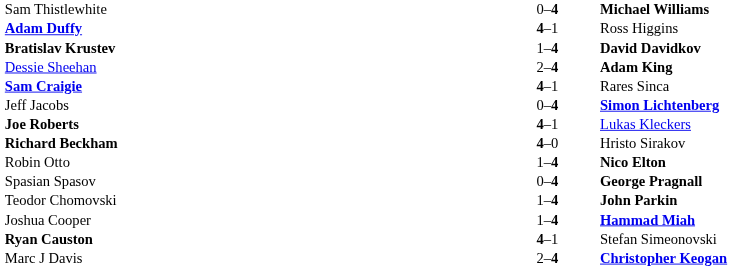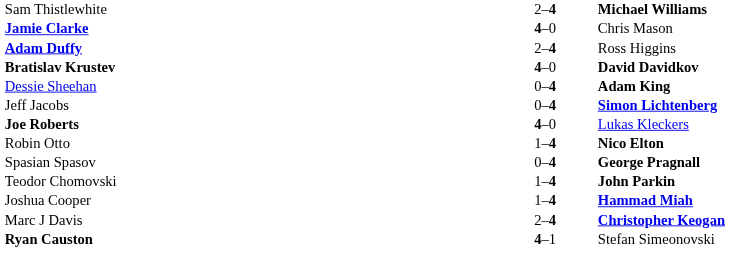(547, 9) 0–4 -> (545, 9) 2–4
+ row: (47, 28)
(547, 28) 4–1 -> (545, 48) 2–4
(547, 48) 1–4 -> (545, 67) 4–0
(547, 67) 2–4 -> (545, 86) 0–4
- row: (43, 86)
(547, 124) 4–1 -> (545, 124) 4–0
- row: (61, 143)
rows swapped: (49, 239) <-> (44, 258)
